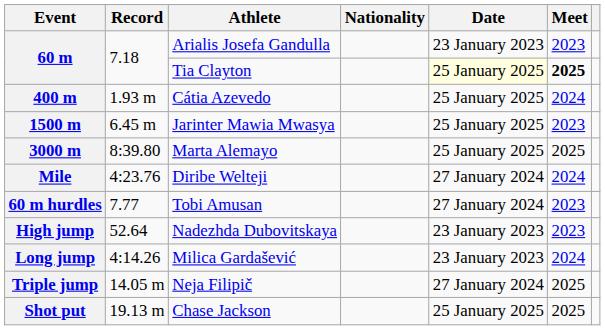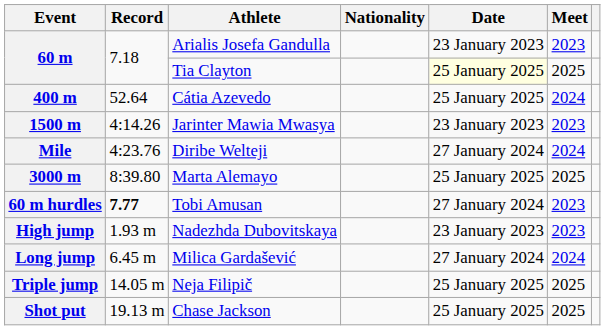(568, 71) bold -> (568, 71) normal
(133, 97) 1.93 m -> (128, 97) 52.64
(133, 124) 6.45 m -> (135, 124) 4:14.26
(488, 124) 25 January 2025 -> (488, 124) 23 January 2023
rows swapped: (55, 177) <-> (55, 151)
(124, 204) normal -> (124, 204) bold
(128, 230) 52.64 -> (133, 230) 1.93 m
(135, 257) 4:14.26 -> (133, 257) 6.45 m
(488, 257) 23 January 2023 -> (488, 257) 27 January 2024
(488, 284) 27 January 2024 -> (488, 284) 25 January 2025
